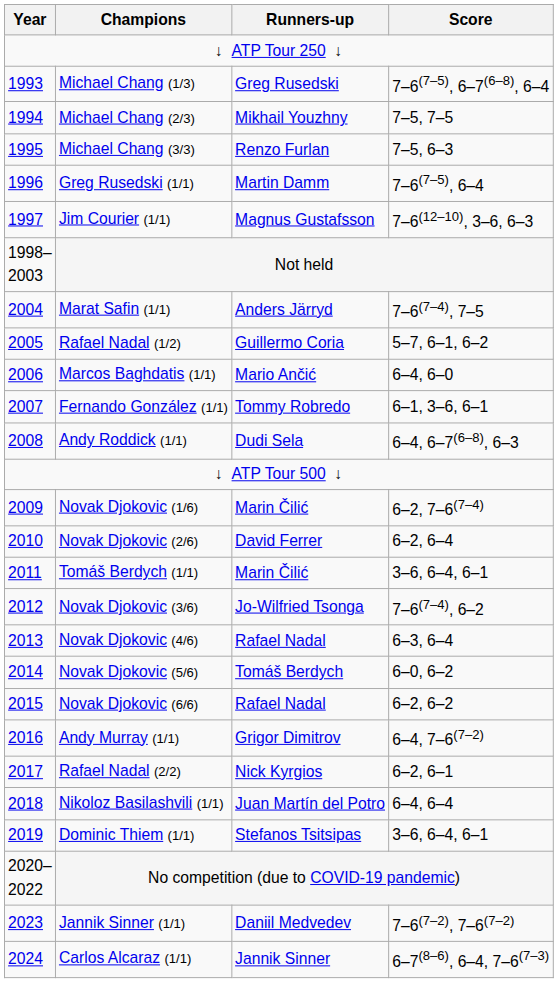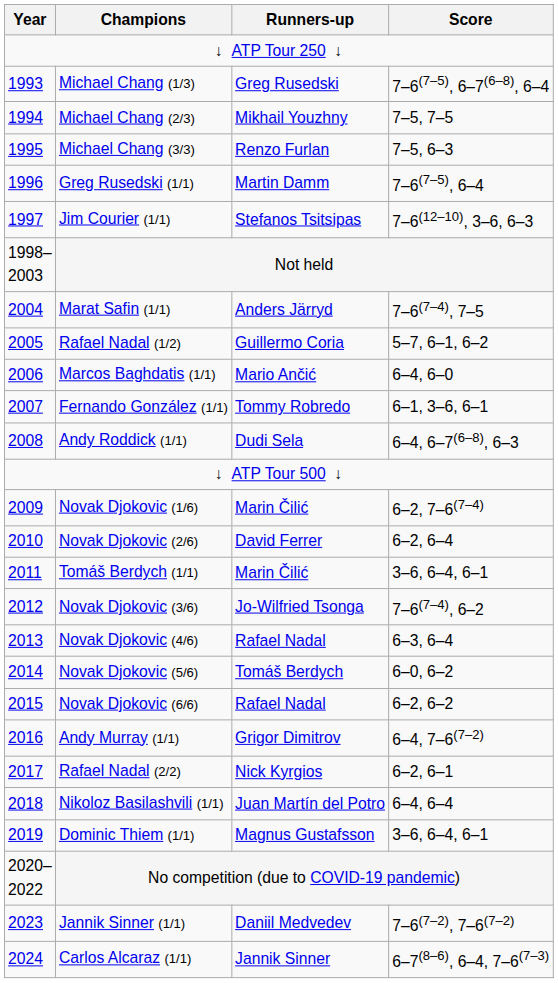(305, 219) Magnus Gustafsson -> (298, 219) Stefanos Tsitsipas
(298, 835) Stefanos Tsitsipas -> (305, 835) Magnus Gustafsson
